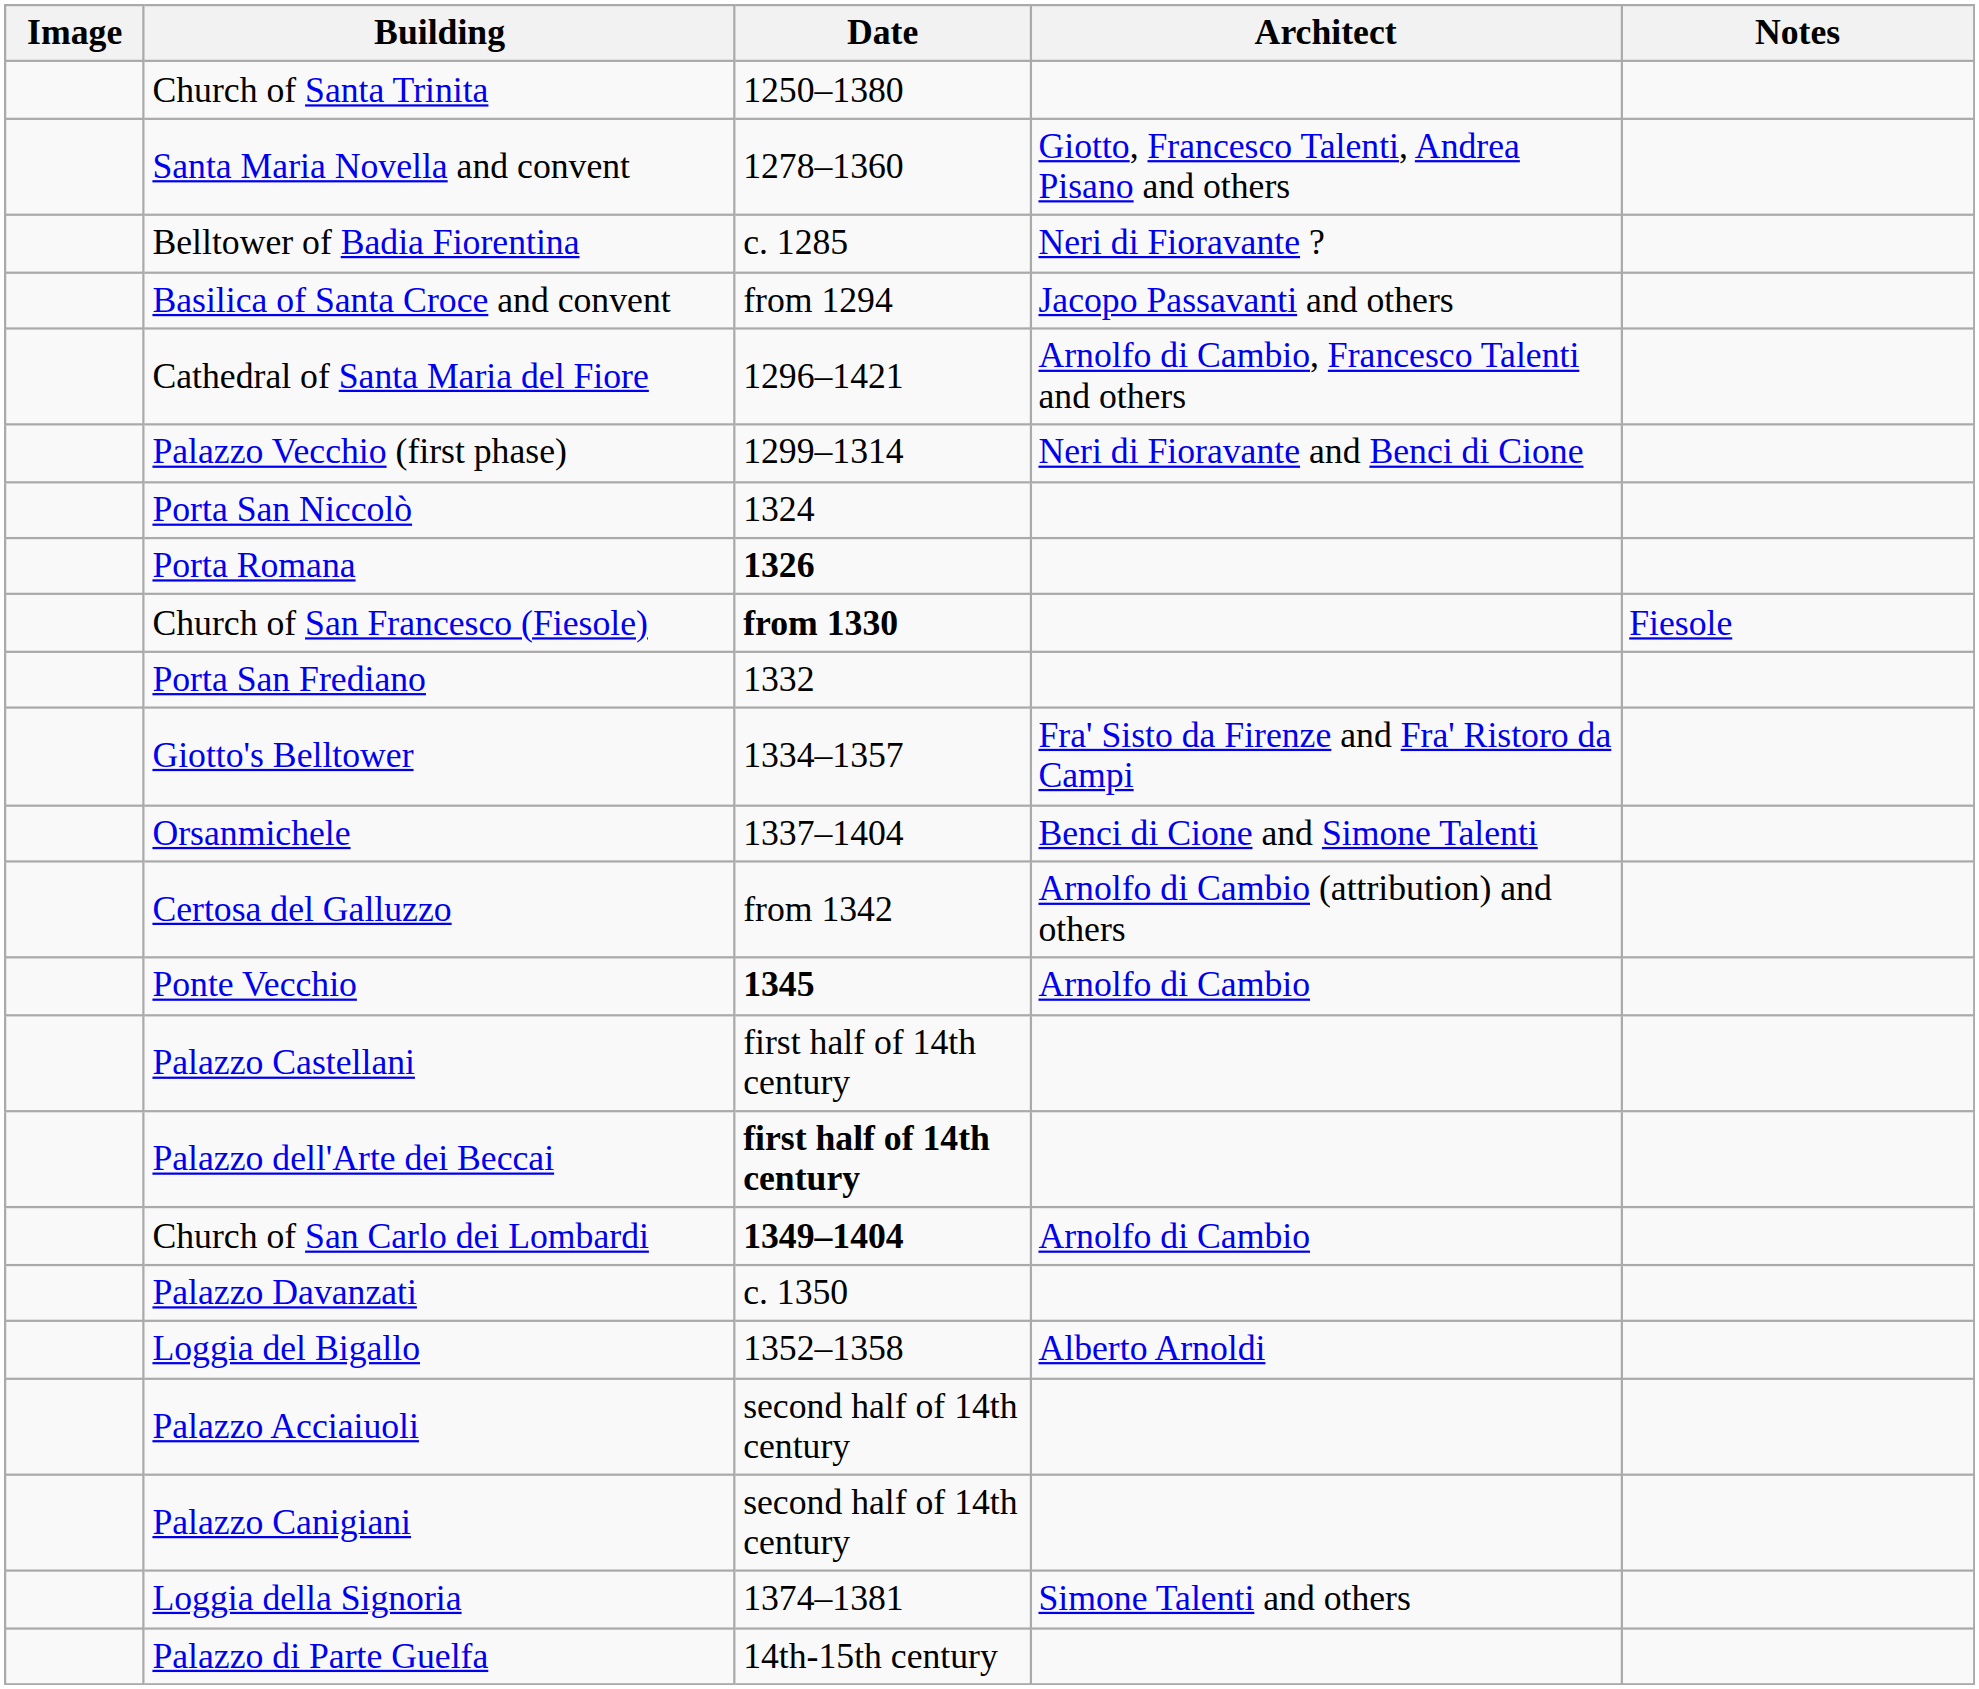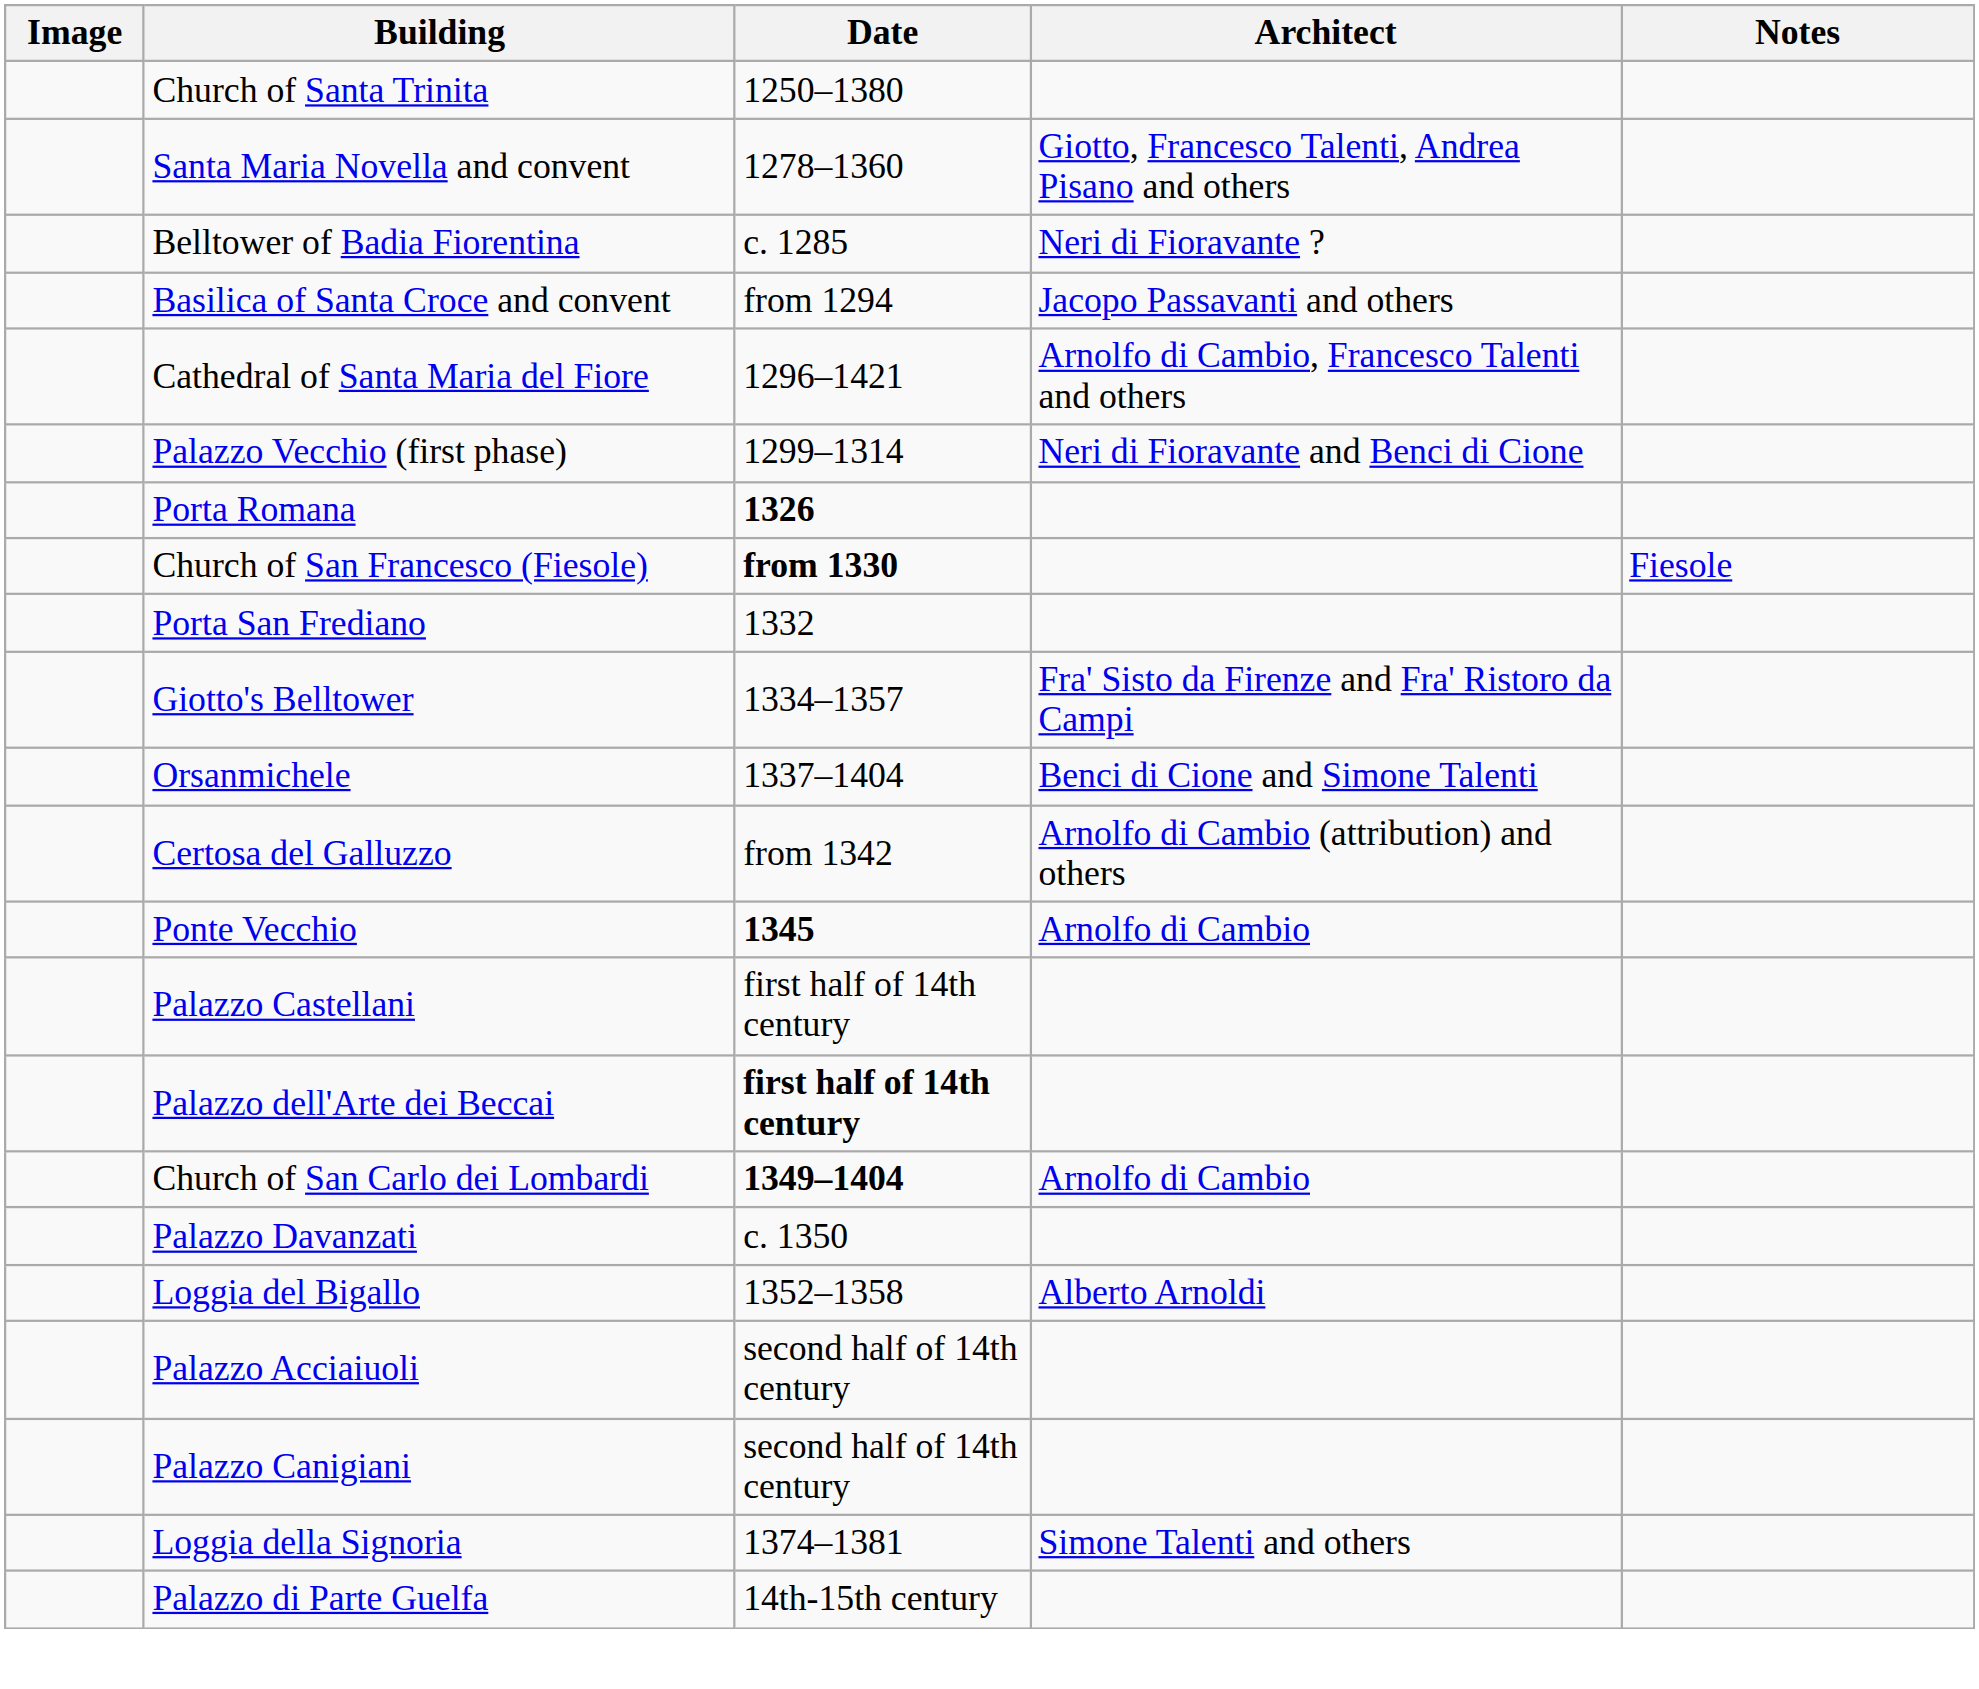- row: (282, 509)
